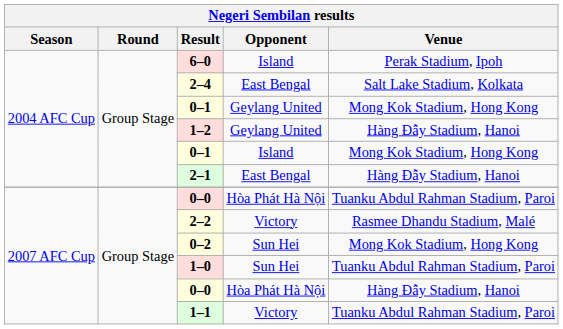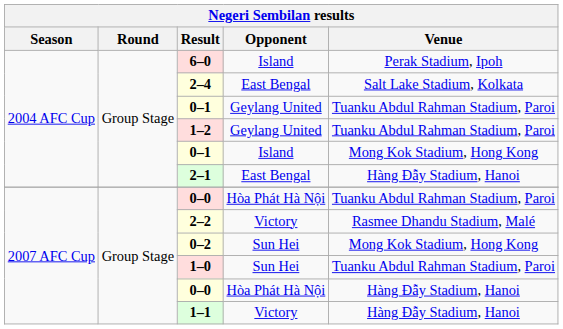(443, 107) Mong Kok Stadium, Hong Kong -> (443, 107) Tuanku Abdul Rahman Stadium, Paroi
(443, 130) Hàng Đẫy Stadium, Hanoi -> (443, 130) Tuanku Abdul Rahman Stadium, Paroi
(443, 312) Tuanku Abdul Rahman Stadium, Paroi -> (443, 312) Hàng Đẫy Stadium, Hanoi
